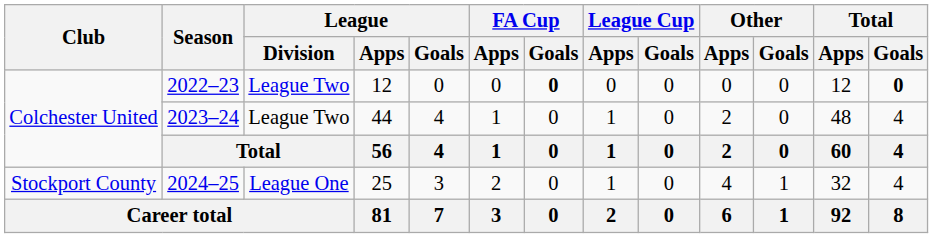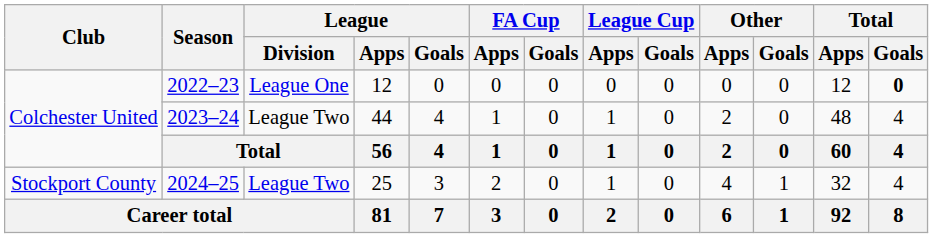(299, 85) League Two -> (299, 85) League One
(553, 85) bold -> (553, 85) normal
(299, 183) League One -> (299, 183) League Two
